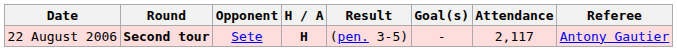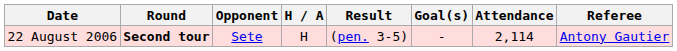(304, 36) bold -> (304, 36) normal
(514, 36) 2,117 -> (514, 36) 2,114
